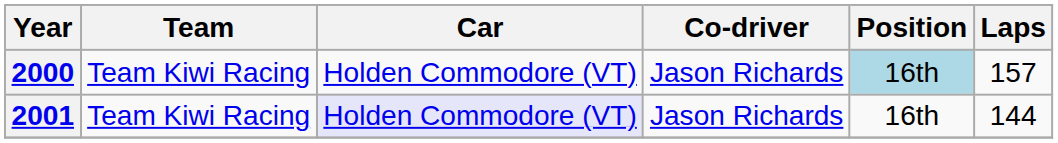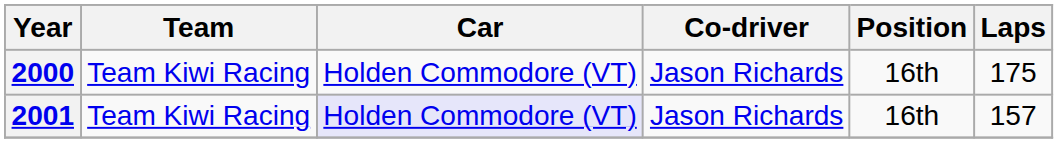(912, 72) lightblue background -> (912, 72) no background
(1013, 72) 157 -> (1013, 72) 175
(1013, 116) 144 -> (1013, 116) 157
